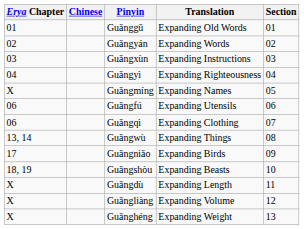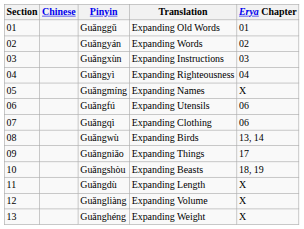columns swapped: (281, 12) <-> (35, 12)
(195, 138) Expanding Things -> (165, 138) Expanding Birds
(192, 153) Expanding Birds -> (168, 153) Expanding Things
